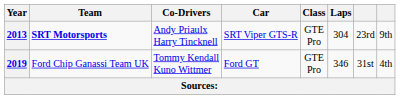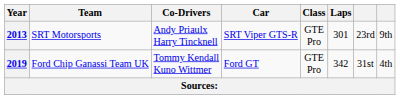(69, 35) bold -> (66, 35) normal
(341, 35) 304 -> (341, 35) 301
(341, 64) 346 -> (341, 64) 342
